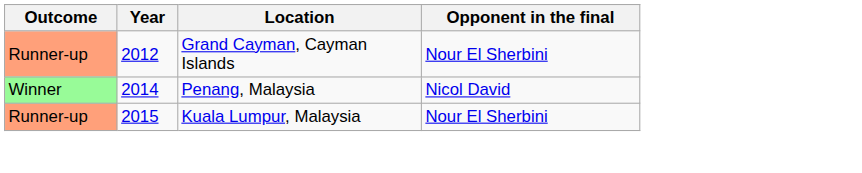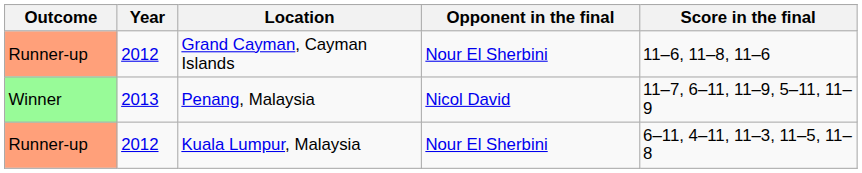+ column: (748, 17)
(140, 90) 2014 -> (140, 99) 2013
(140, 116) 2015 -> (140, 145) 2012
